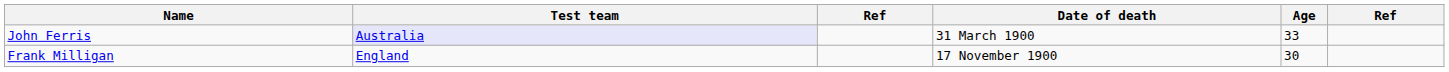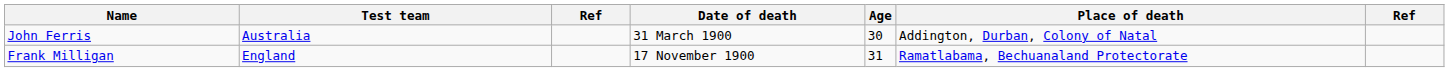+ column: (1131, 15)
(390, 35) lavender background -> (276, 35) no background
(1292, 35) 33 -> (875, 35) 30
(1292, 56) 30 -> (875, 56) 31
